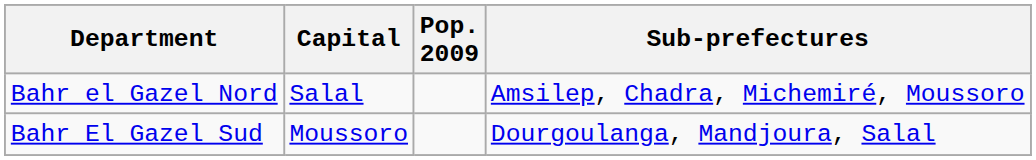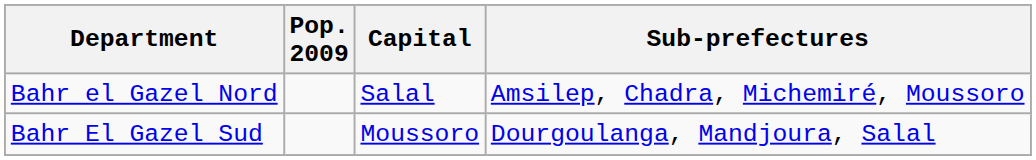columns swapped: (449, 39) <-> (349, 39)
